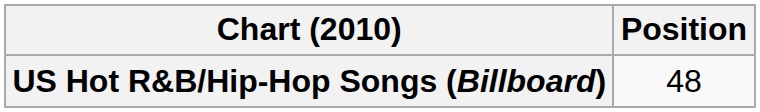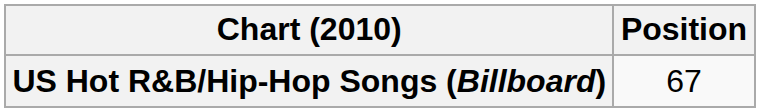(684, 80) 48 -> (684, 80) 67
